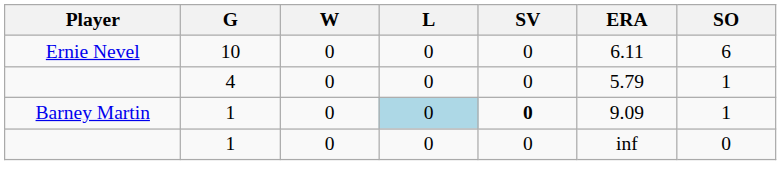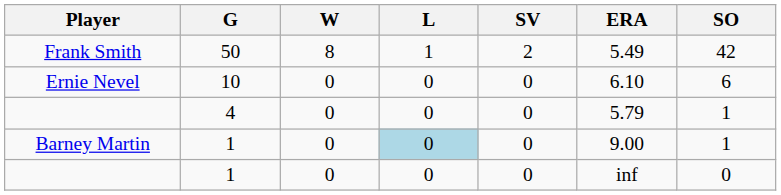+ row: (93, 50)
(627, 50) 6.11 -> (627, 81) 6.10
(528, 112) bold -> (528, 143) normal
(627, 112) 9.09 -> (627, 143) 9.00
